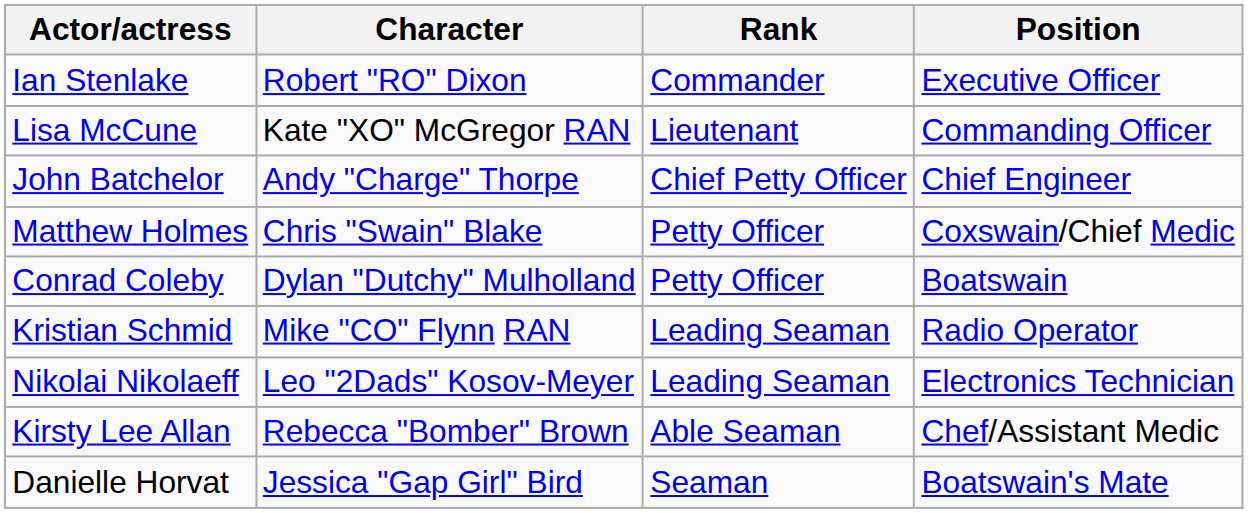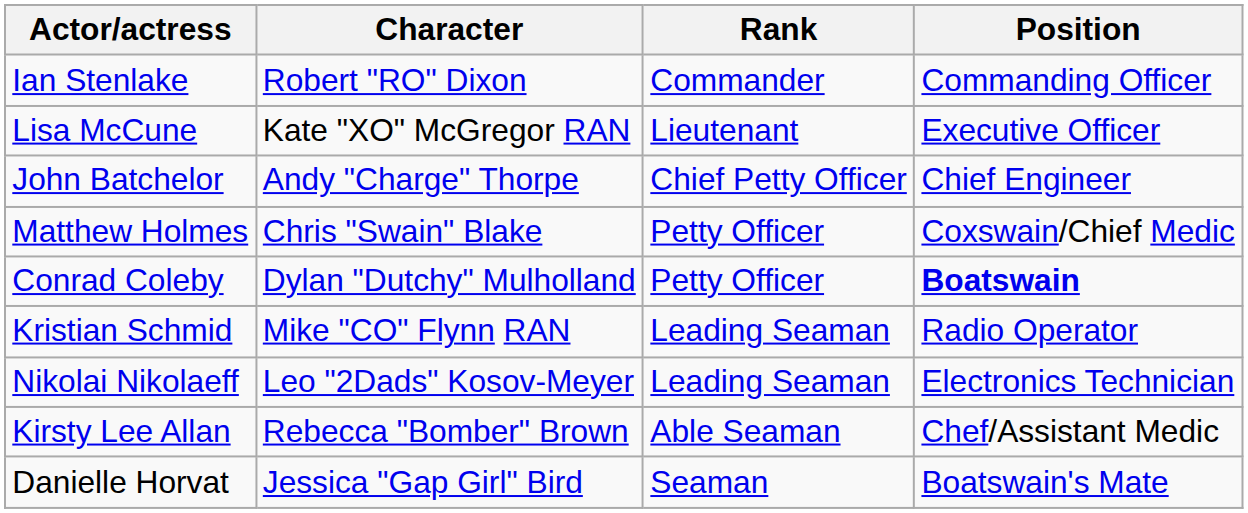(1041, 79) Executive Officer -> (1066, 79) Commanding Officer
(1066, 130) Commanding Officer -> (1041, 130) Executive Officer
(995, 280) normal -> (1001, 280) bold
